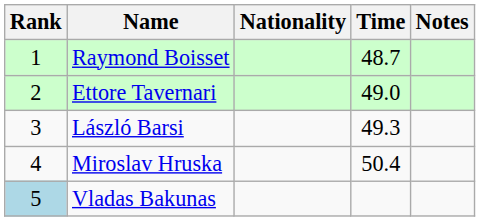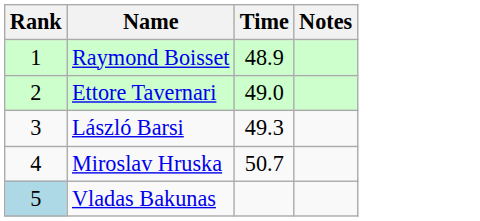- column: (293, 22)
(381, 57) 48.7 -> (264, 57) 48.9
(381, 163) 50.4 -> (264, 163) 50.7
